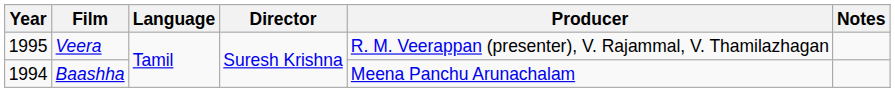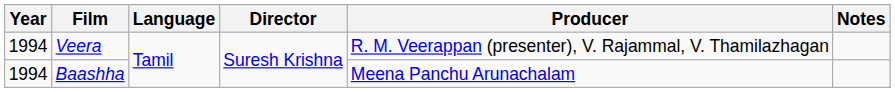(28, 46) 1995 -> (28, 46) 1994
